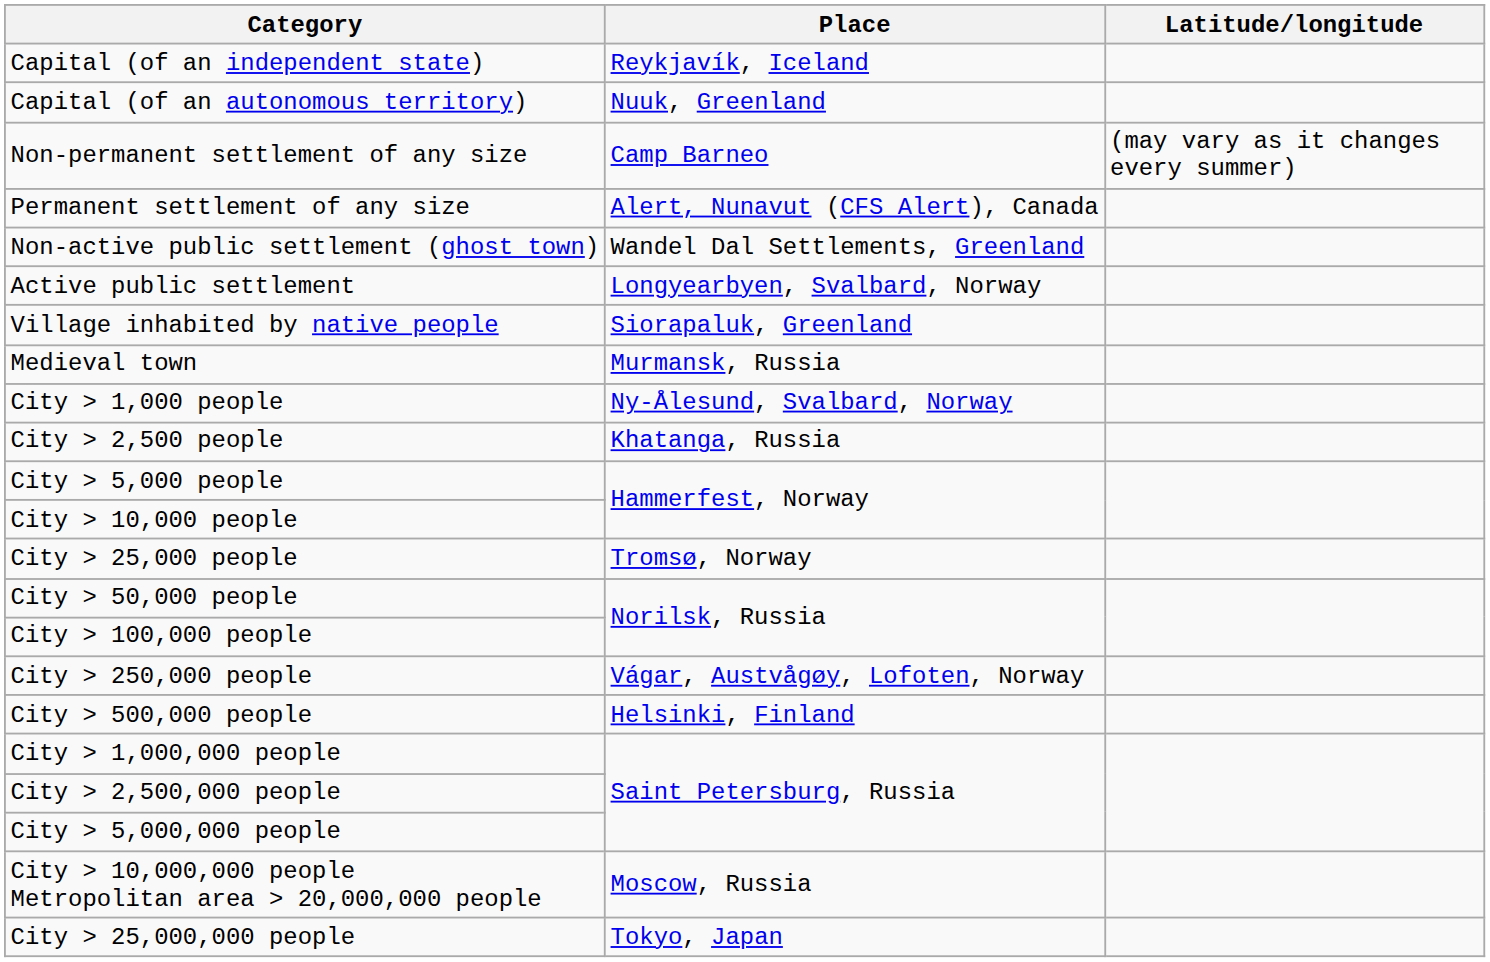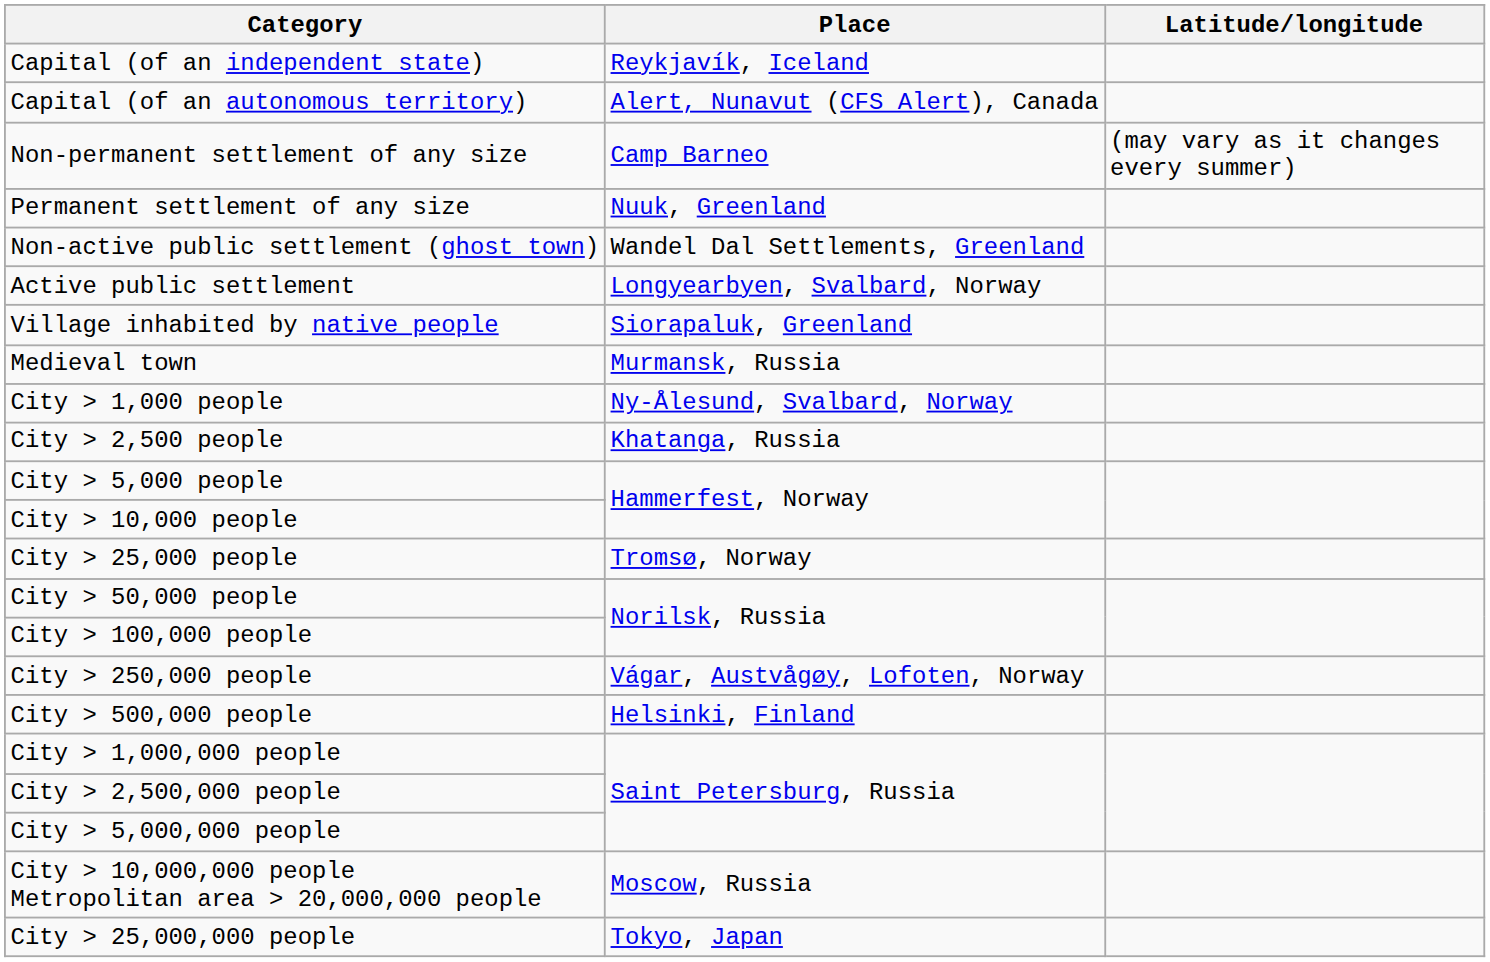(718, 102) Nuuk, Greenland -> (855, 102) Alert, Nunavut (CFS Alert), Canada
(855, 208) Alert, Nunavut (CFS Alert), Canada -> (718, 208) Nuuk, Greenland
